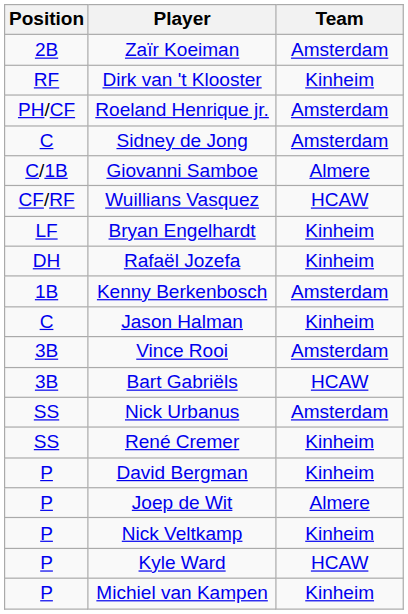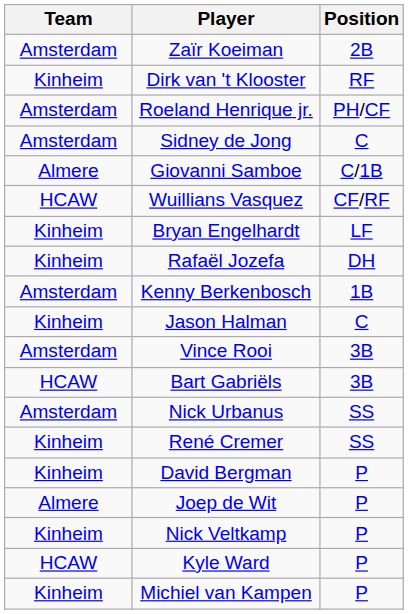columns swapped: (47, 19) <-> (340, 19)
